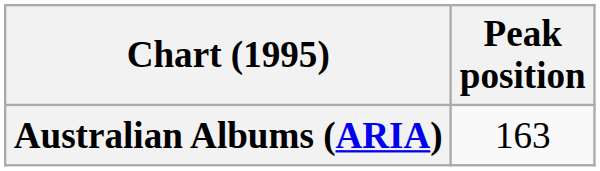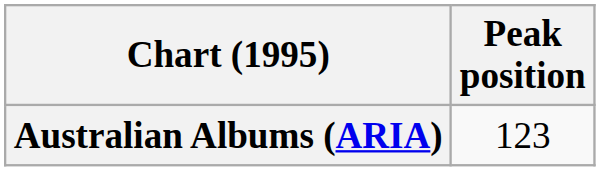(523, 134) 163 -> (523, 134) 123
